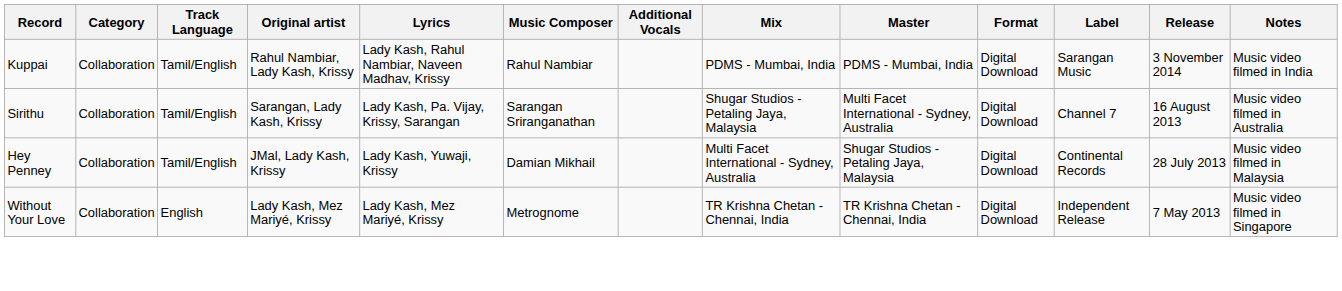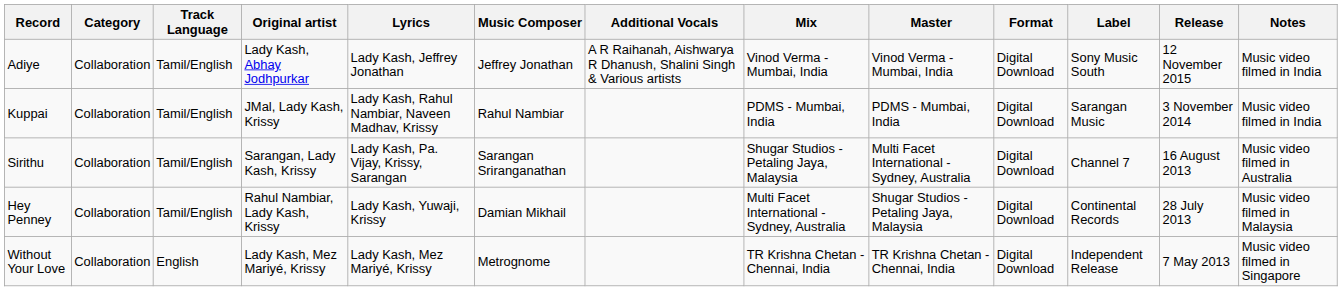+ row: (24, 64)
(302, 64) Rahul Nambiar, Lady Kash, Krissy -> (294, 114) JMal, Lady Kash, Krissy
(300, 163) JMal, Lady Kash, Krissy -> (289, 212) Rahul Nambiar, Lady Kash, Krissy
